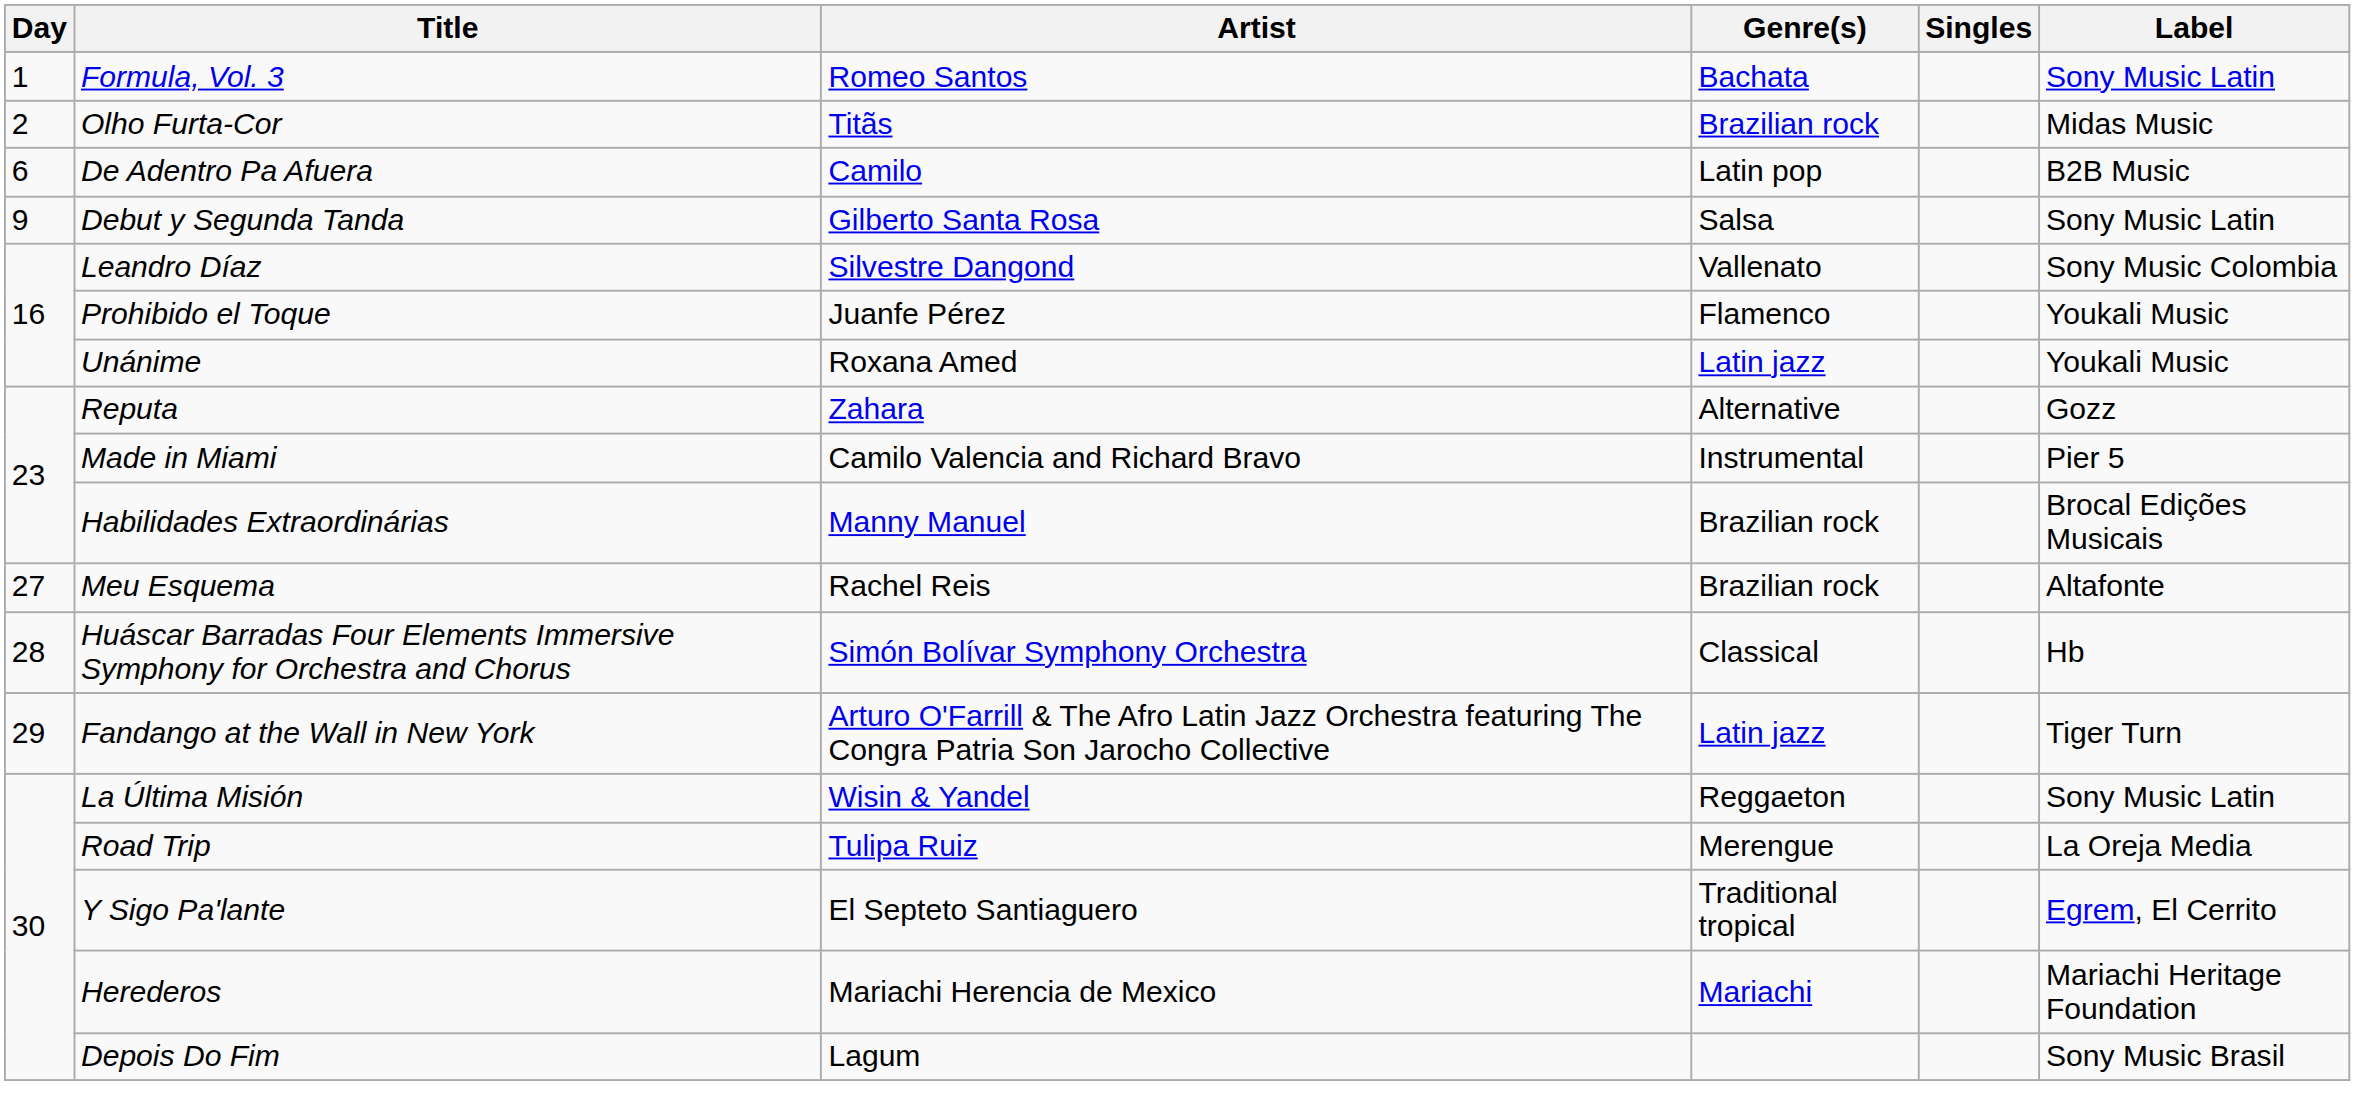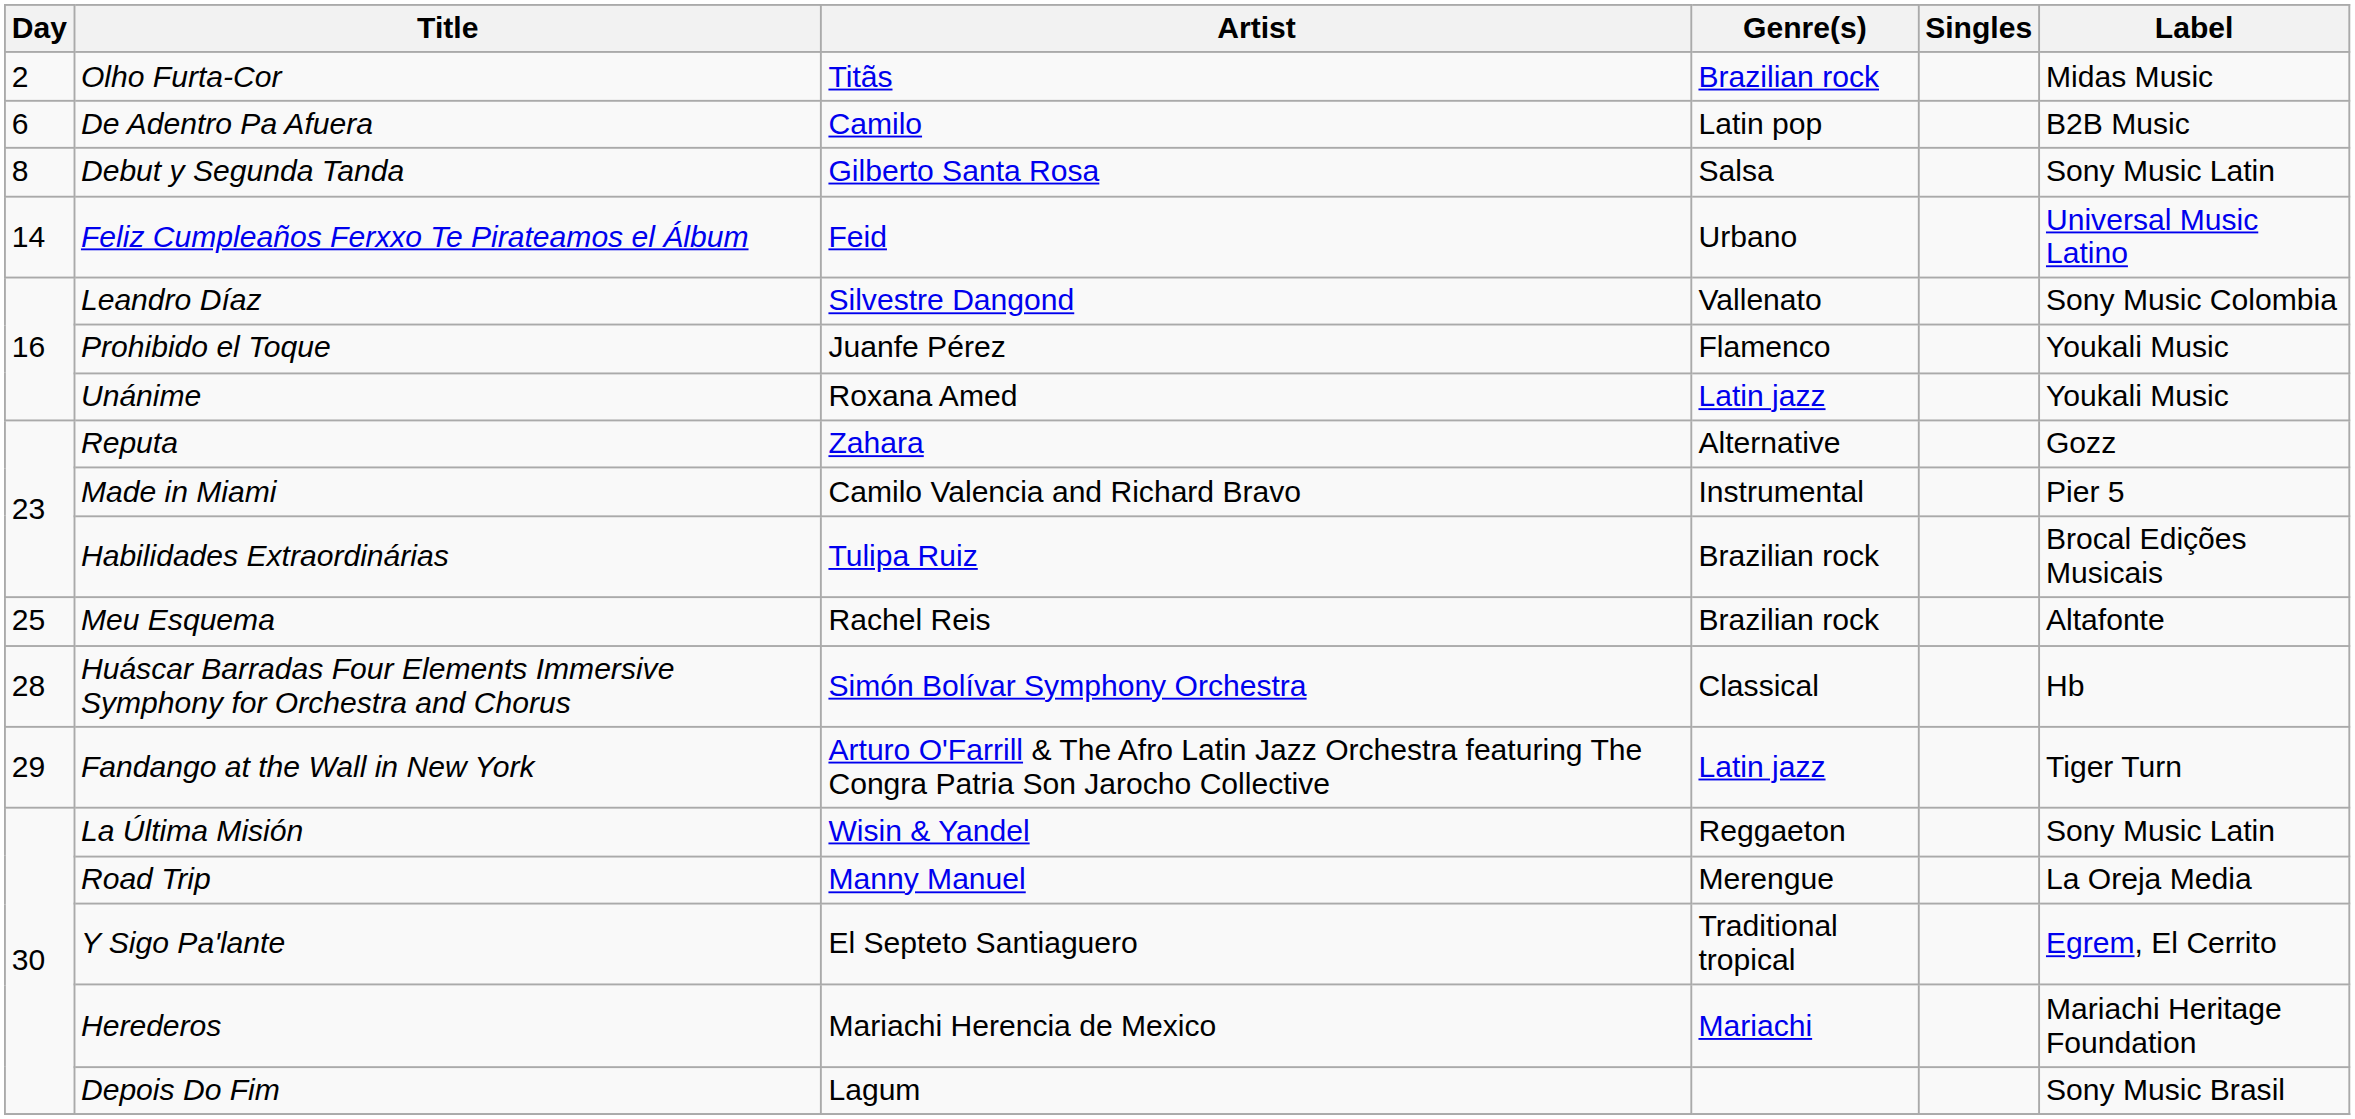- row: (182, 76)
(20, 219) 9 -> (20, 171) 8
+ row: (415, 236)
(927, 522) Manny Manuel -> (903, 556) Tulipa Ruiz
(29, 586) 27 -> (29, 620) 25
(903, 845) Tulipa Ruiz -> (927, 879) Manny Manuel
